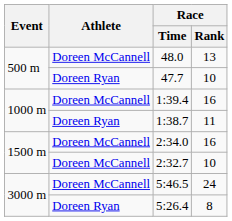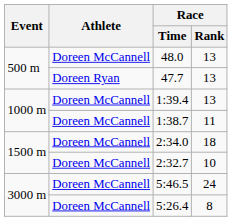(209, 78) 10 -> (209, 78) 13
(209, 100) 16 -> (209, 100) 13
(86, 121) Doreen Ryan -> (101, 121) Doreen McCannell
(209, 142) 16 -> (209, 142) 18
(86, 205) Doreen Ryan -> (101, 205) Doreen McCannell
